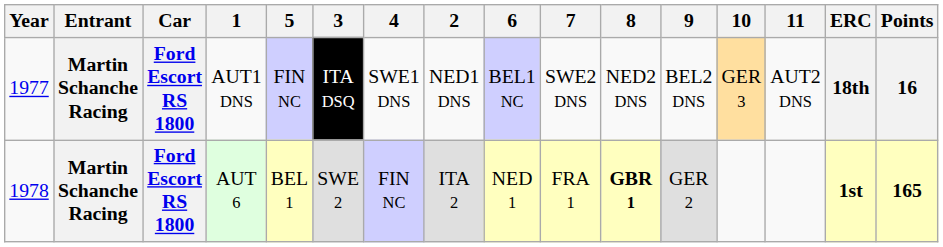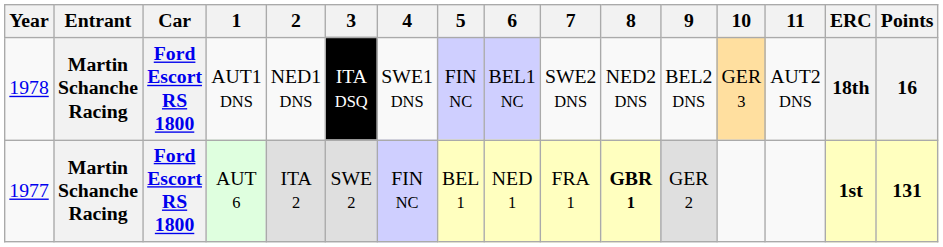columns swapped: (454, 21) <-> (289, 21)
(29, 88) 1977 -> (29, 88) 1978
(29, 191) 1978 -> (29, 191) 1977
(907, 191) 165 -> (907, 191) 131
